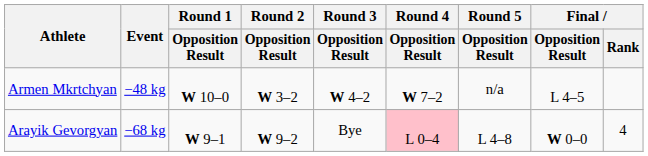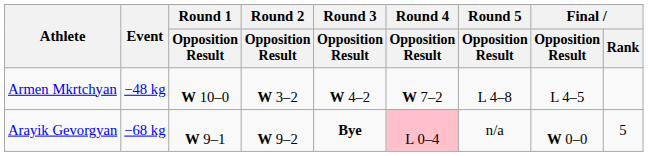(495, 89) n/a -> (495, 97) L 4–8
(350, 130) normal -> (350, 130) bold
(495, 139) L 4–8 -> (495, 130) n/a
(623, 130) 4 -> (623, 130) 5
